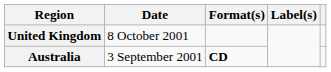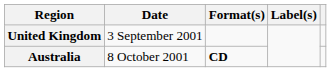(148, 35) 8 October 2001 -> (155, 35) 3 September 2001
(155, 56) 3 September 2001 -> (148, 56) 8 October 2001
